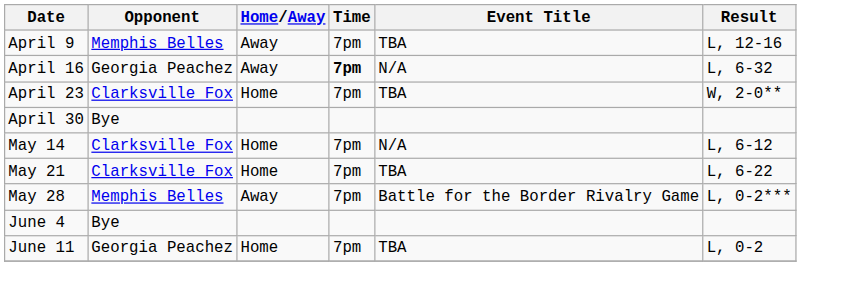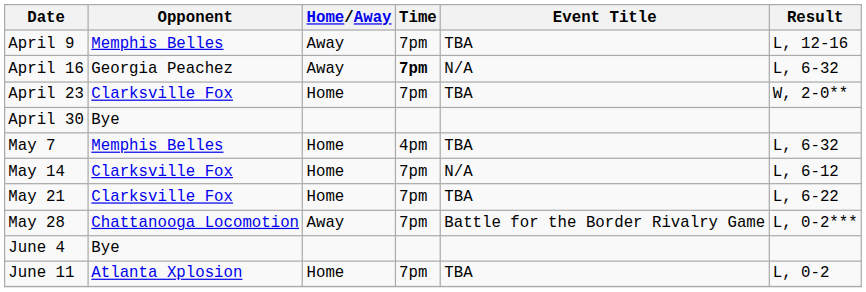+ row: (32, 146)
(157, 197) Memphis Belles -> (195, 223) Chattanooga Locomotion
(162, 248) Georgia Peachez -> (167, 274) Atlanta Xplosion
